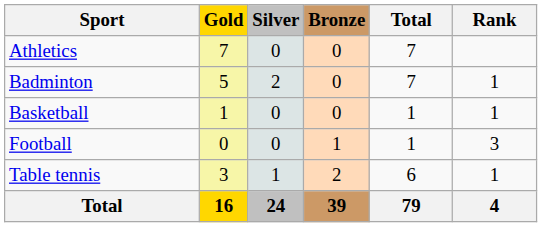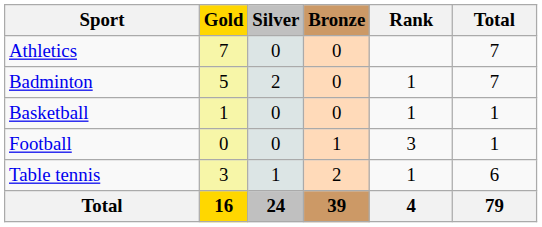columns swapped: (411, 20) <-> (494, 20)
